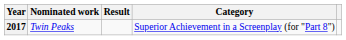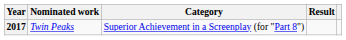columns swapped: (234, 12) <-> (117, 12)
